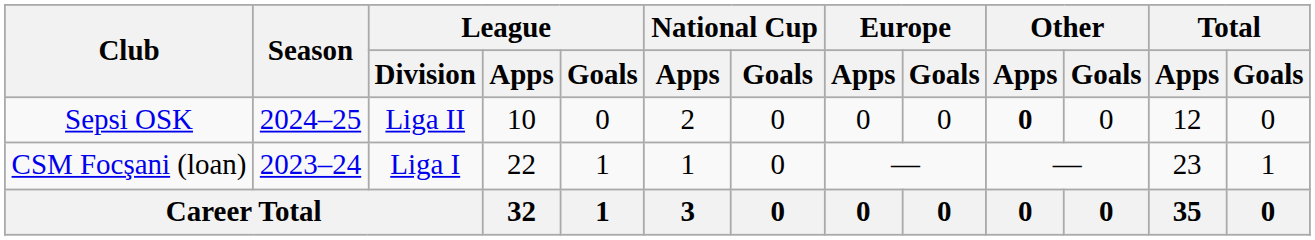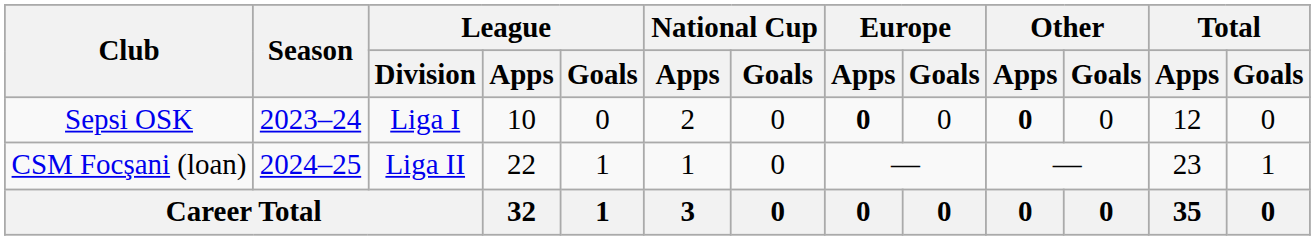(311, 119) 2024–25 -> (311, 119) 2023–24
(425, 119) Liga II -> (425, 119) Liga I
(863, 119) normal -> (863, 119) bold
(311, 165) 2023–24 -> (311, 165) 2024–25
(425, 165) Liga I -> (425, 165) Liga II
